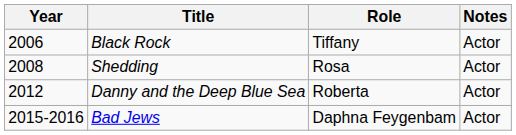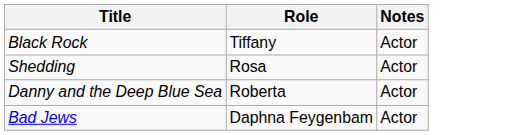- column: (46, 17)
